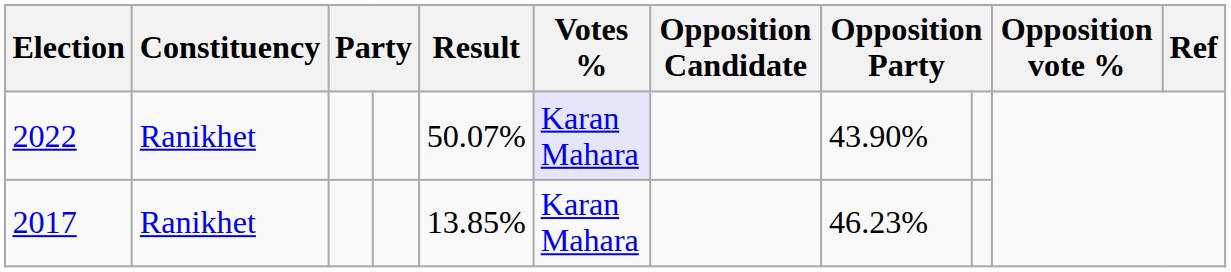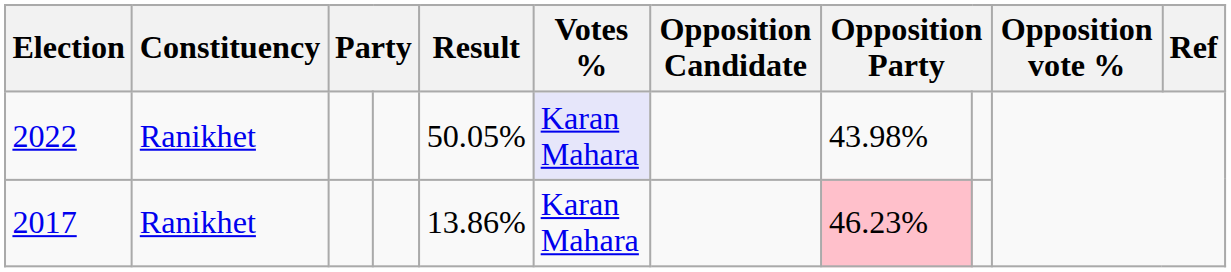(476, 135) 50.07% -> (476, 135) 50.05%
(879, 135) 43.90% -> (879, 135) 43.98%
(476, 222) 13.85% -> (476, 222) 13.86%
(879, 222) no background -> (879, 222) pink background
